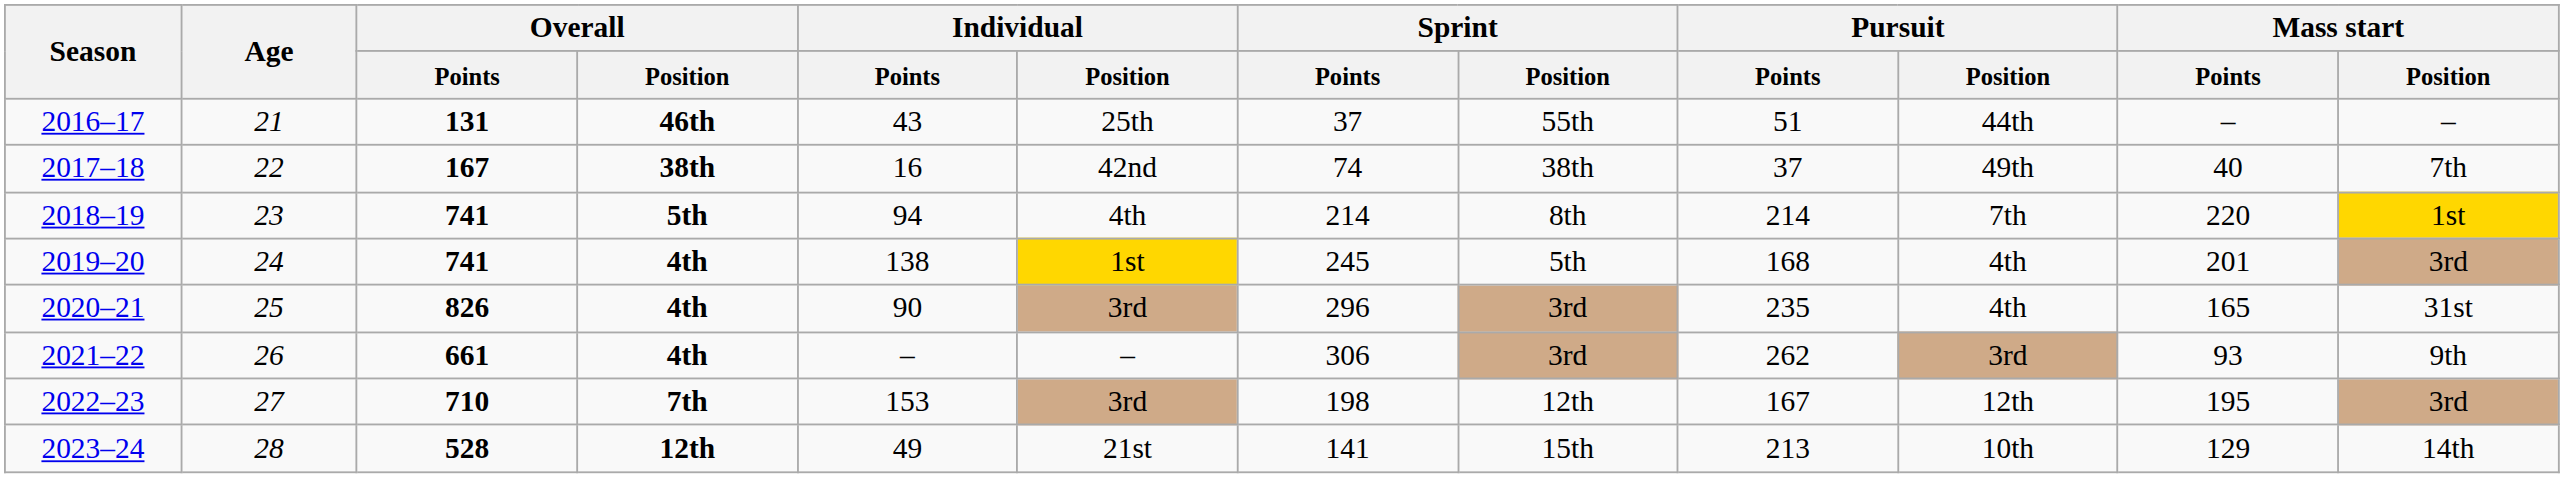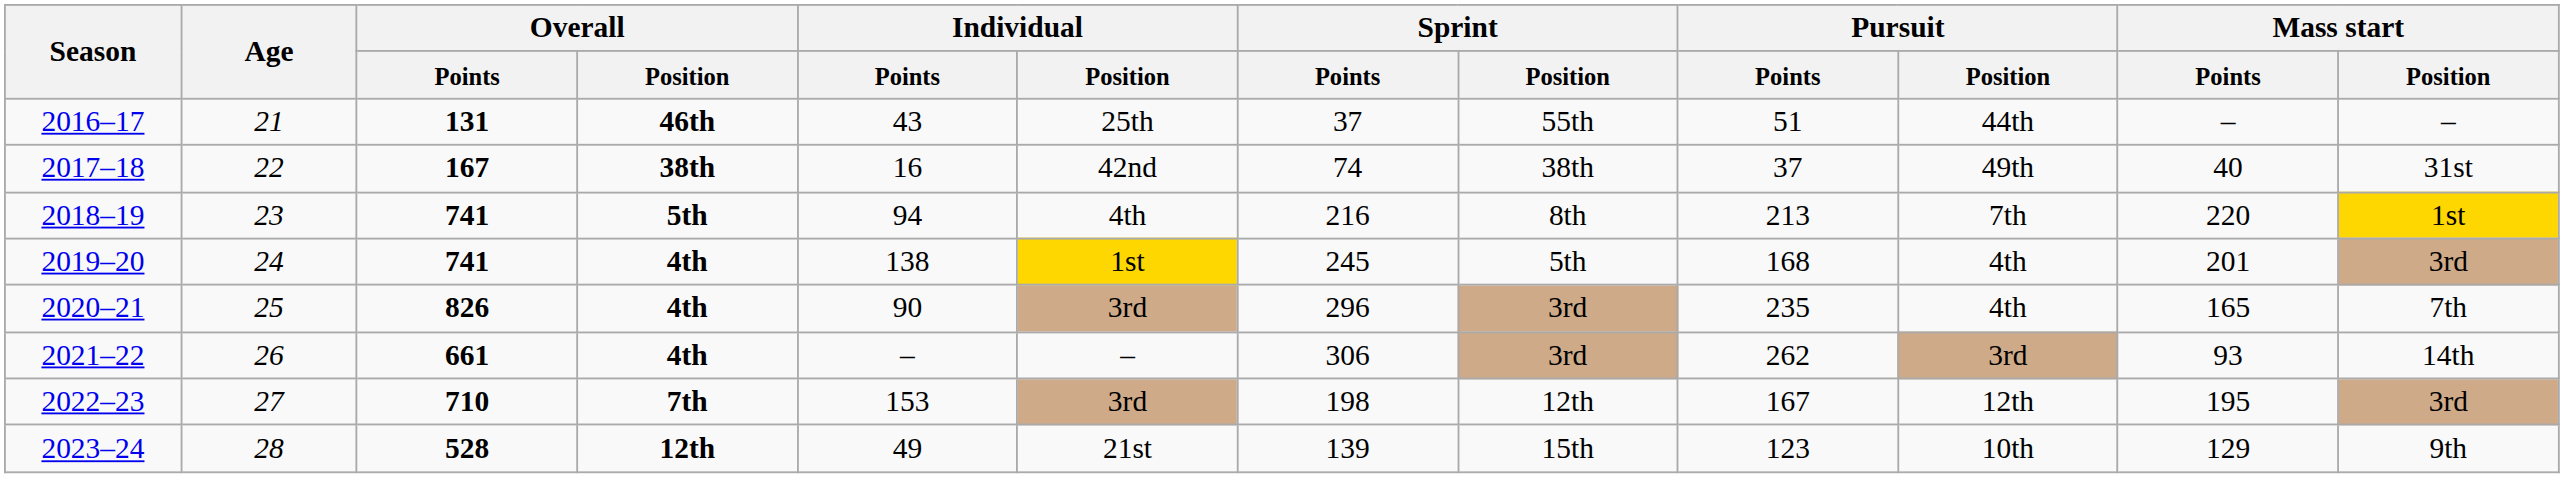(2448, 167) 7th -> (2448, 167) 31st
(1348, 214) 214 -> (1348, 214) 216
(1788, 214) 214 -> (1788, 214) 213
(2448, 307) 31st -> (2448, 307) 7th
(2448, 354) 9th -> (2448, 354) 14th
(1348, 448) 141 -> (1348, 448) 139
(1788, 448) 213 -> (1788, 448) 123
(2448, 448) 14th -> (2448, 448) 9th
